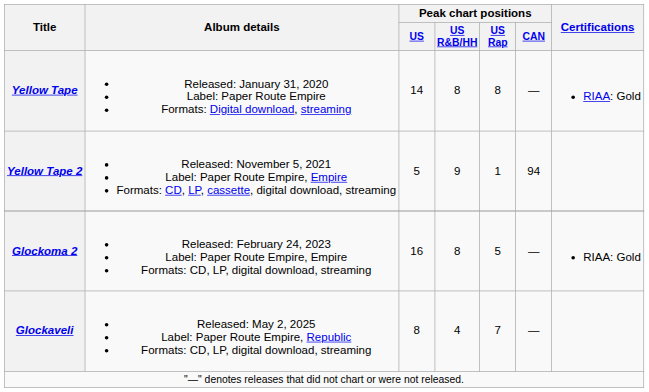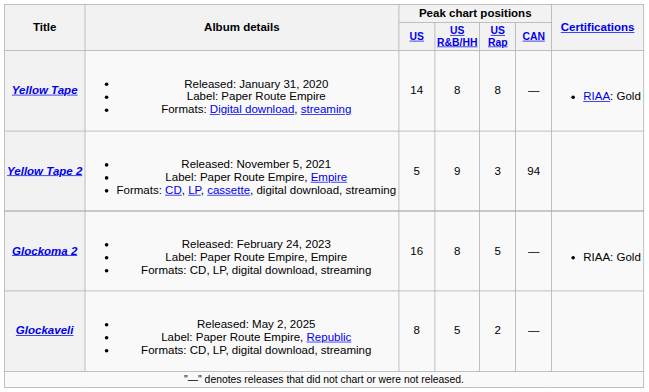(498, 170) 1 -> (498, 170) 3
(457, 331) 4 -> (457, 331) 5
(498, 331) 7 -> (498, 331) 2
